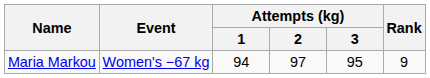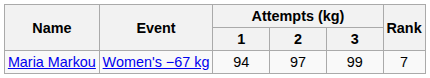(355, 62) 95 -> (355, 62) 99
(404, 62) 9 -> (404, 62) 7
